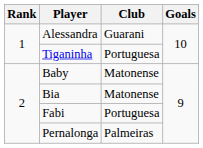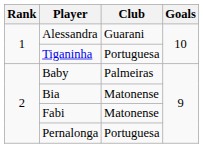(131, 73) Matonense -> (129, 73) Palmeiras
(132, 113) Portuguesa -> (131, 113) Matonense
(129, 133) Palmeiras -> (132, 133) Portuguesa
